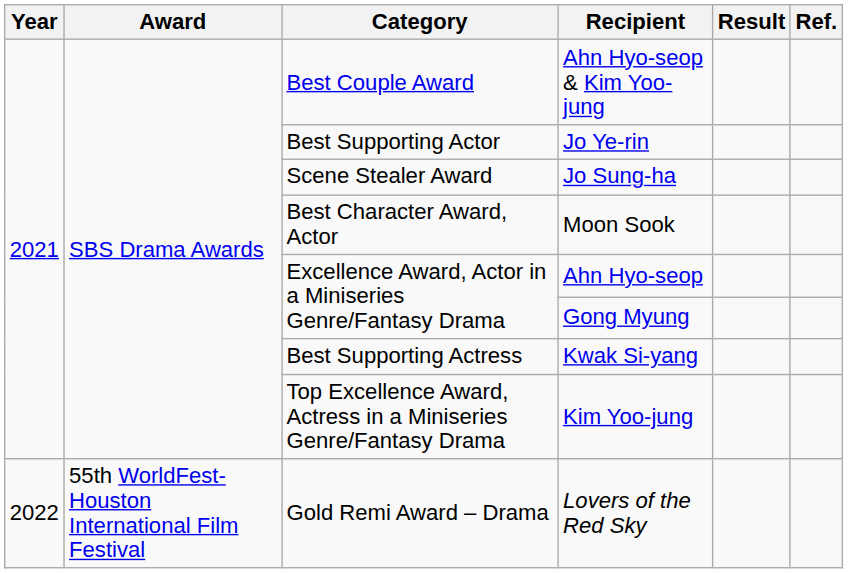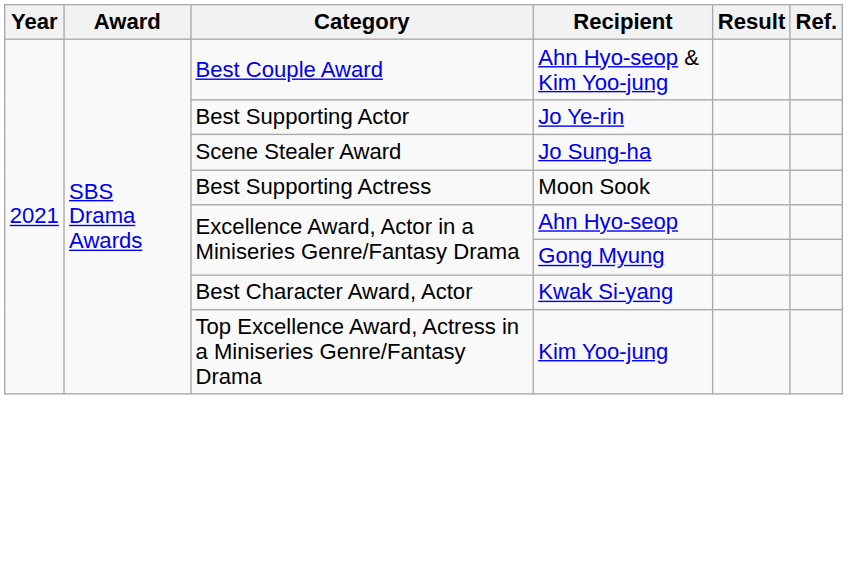(397, 224) Best Character Award, Actor -> (313, 186) Best Supporting Actress
(404, 356) Best Supporting Actress -> (334, 291) Best Character Award, Actor
- row: (627, 513)
